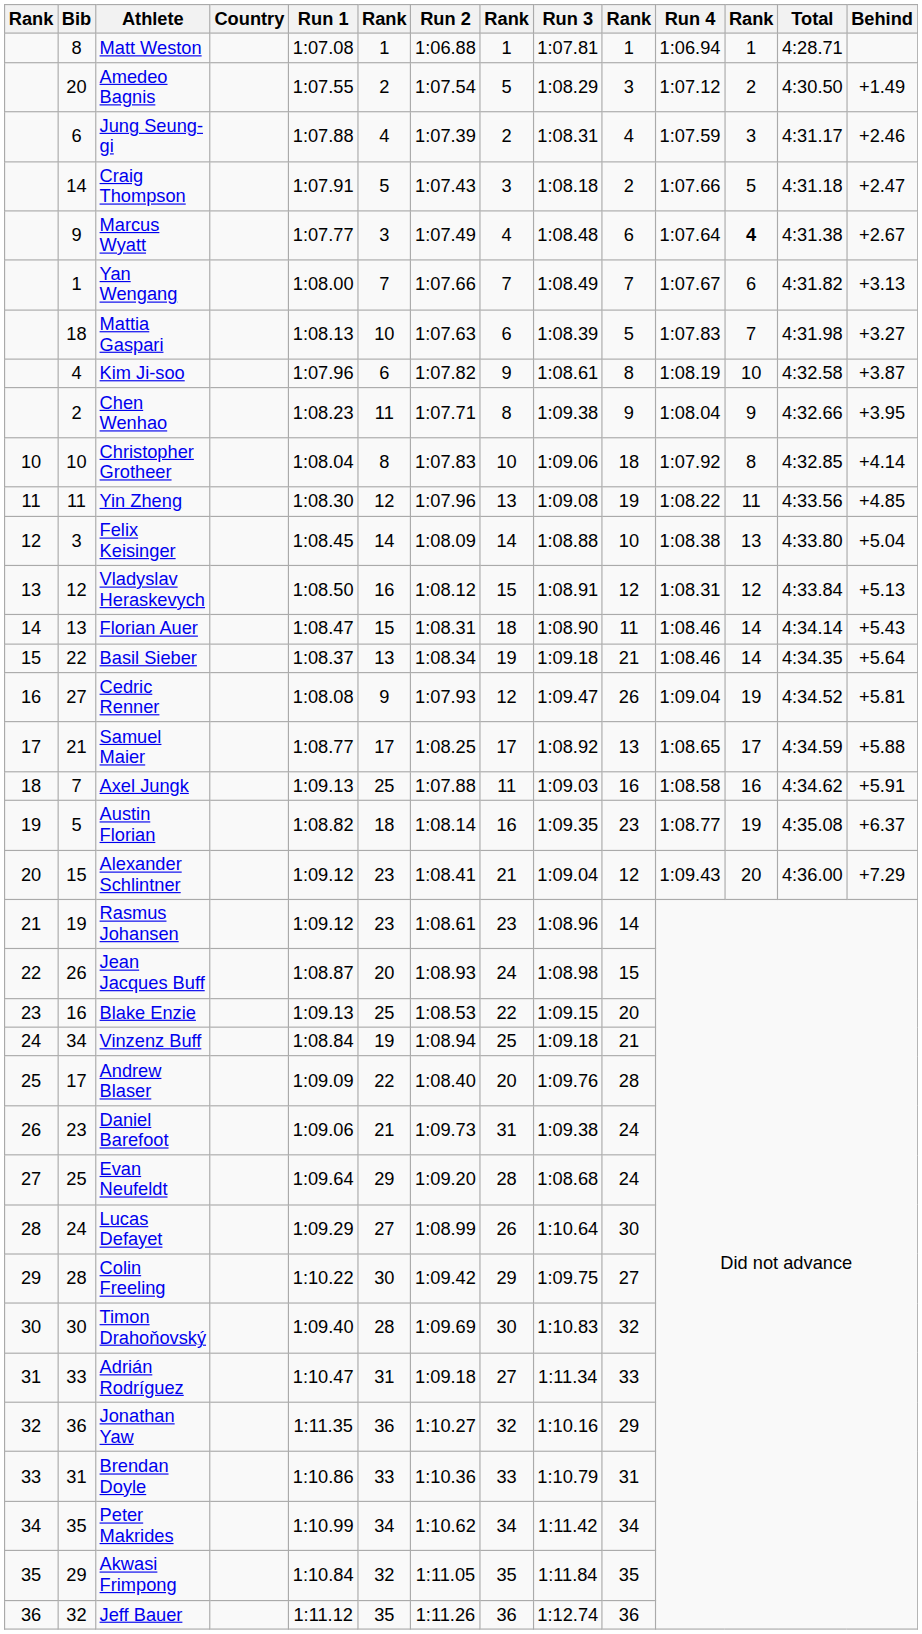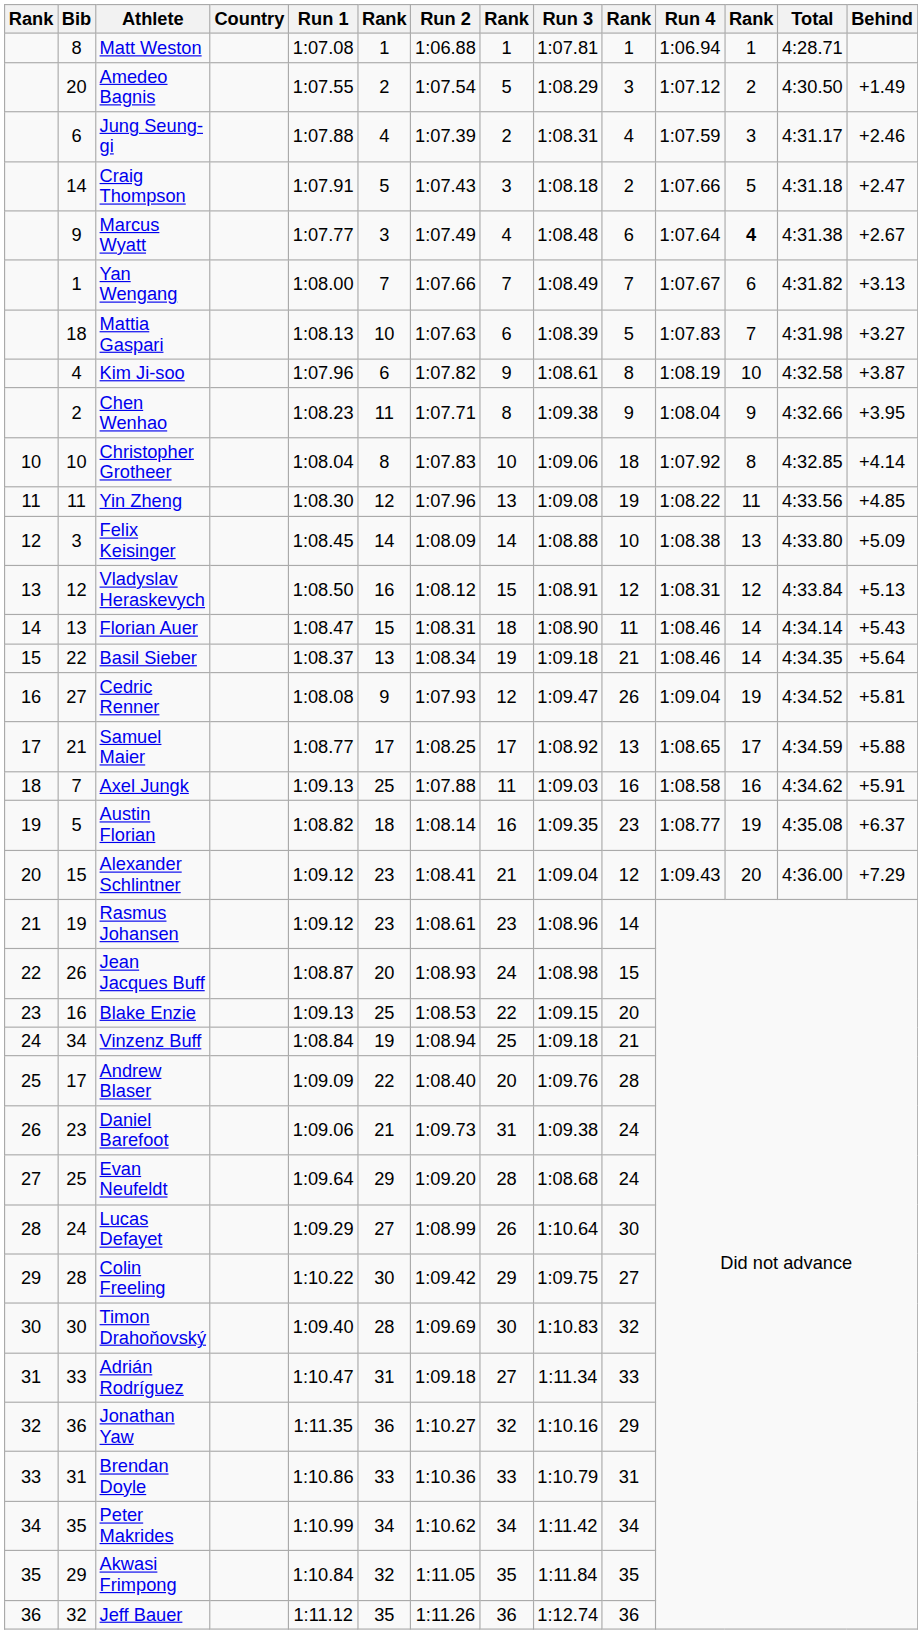(882, 540) +5.04 -> (882, 540) +5.09
